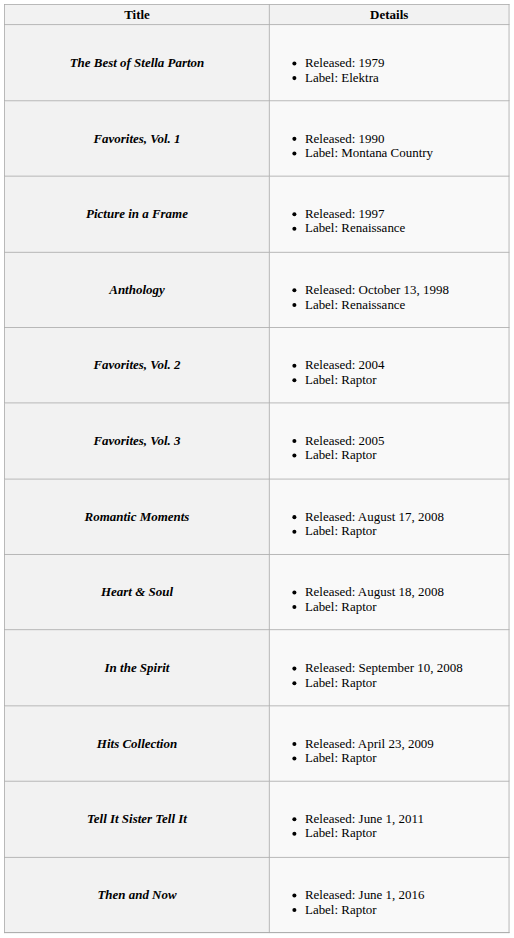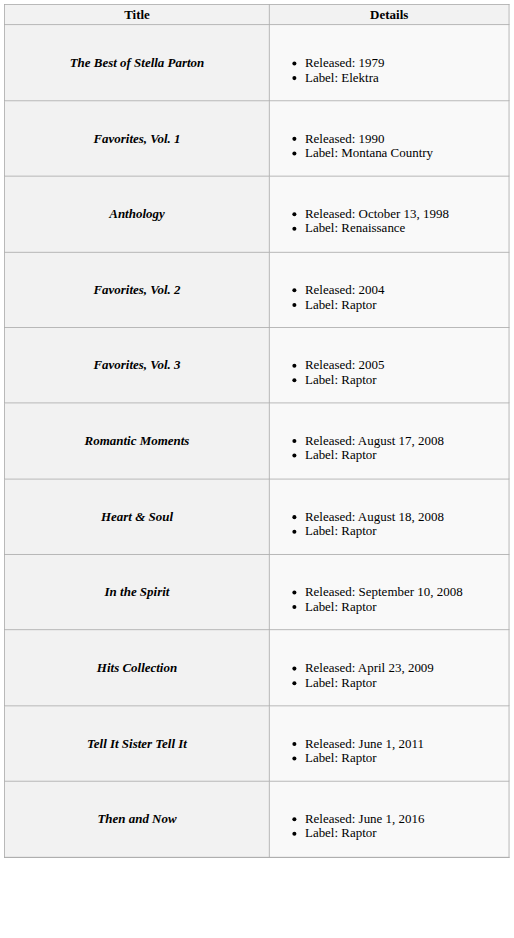- row: (137, 214)
